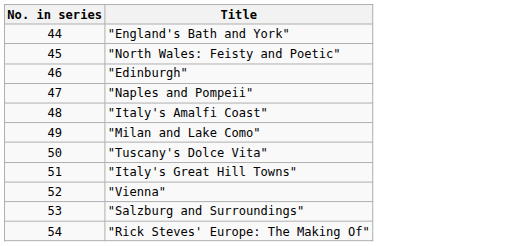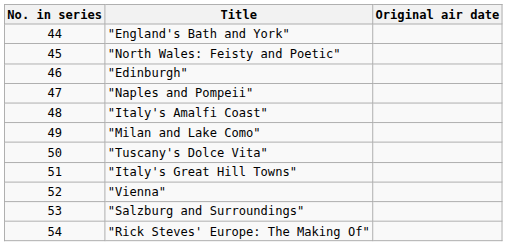+ column: (437, 14)
